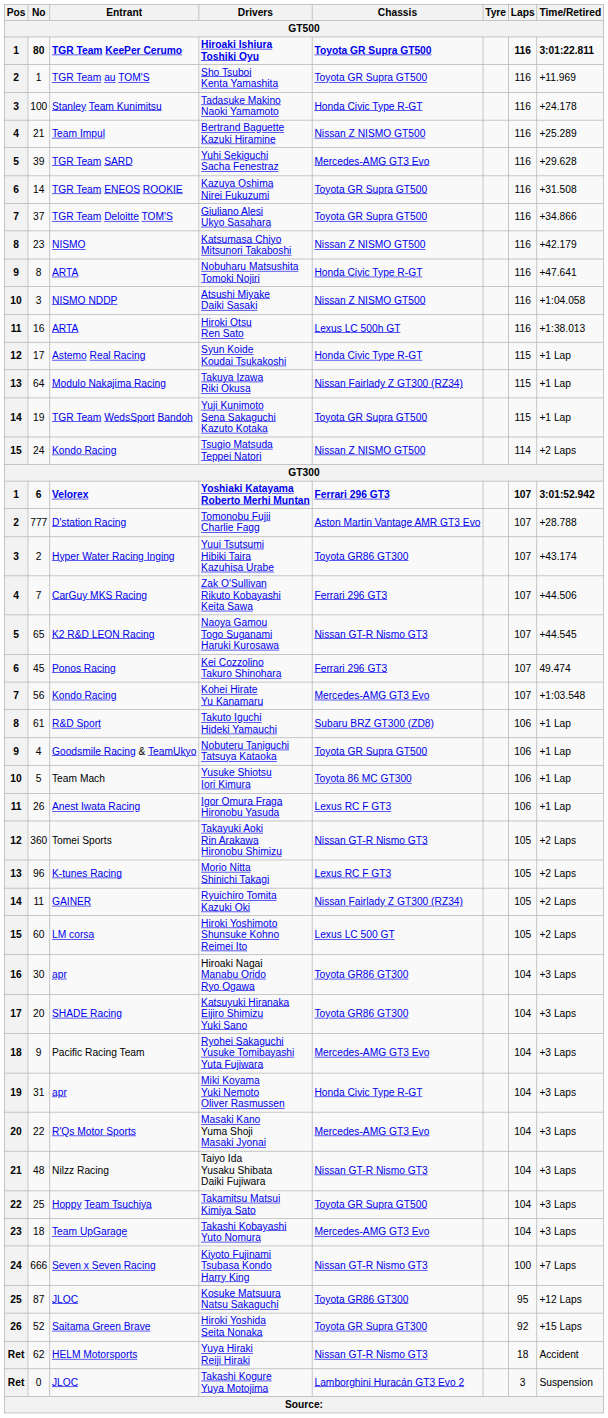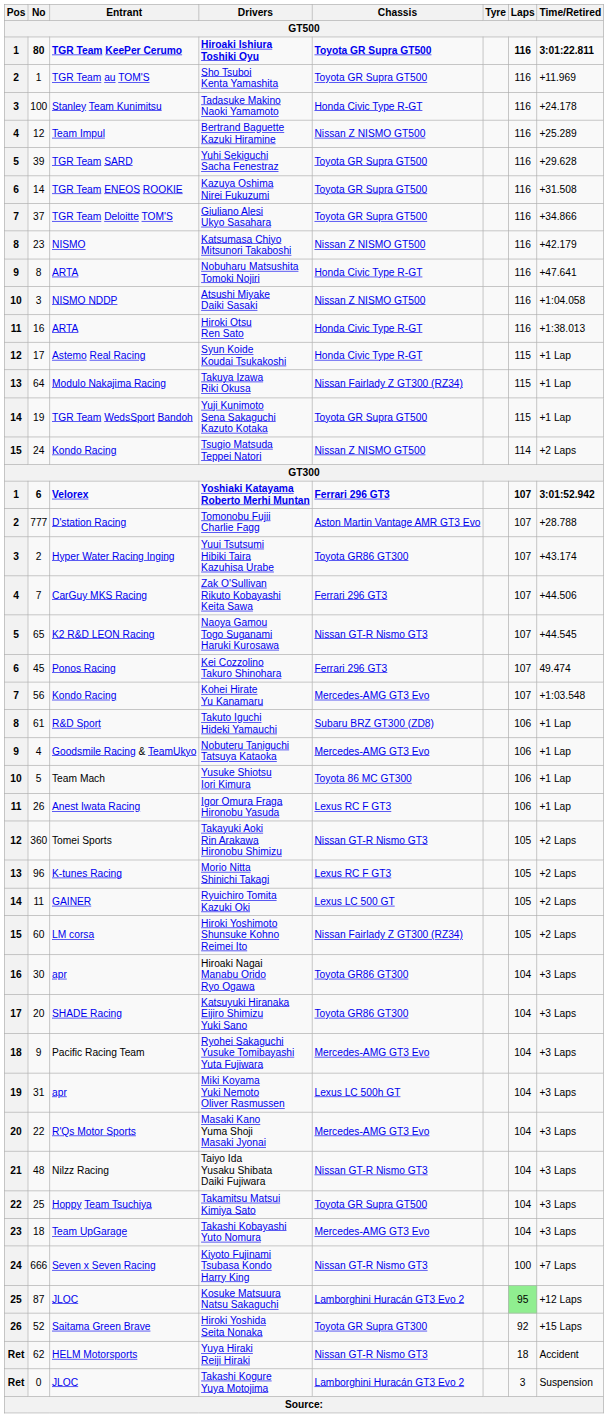(39, 134) 21 -> (39, 134) 12
(372, 161) Mercedes-AMG GT3 Evo -> (371, 161) Toyota GR Supra GT500
(357, 328) Lexus LC 500h GT -> (368, 328) Honda Civic Type R-GT
(371, 751) Toyota GR Supra GT500 -> (372, 751) Mercedes-AMG GT3 Evo
(389, 901) Nissan Fairlady Z GT300 (RZ34) -> (355, 901) Lexus LC 500 GT
(355, 935) Lexus LC 500 GT -> (389, 935) Nissan Fairlady Z GT300 (RZ34)
(368, 1092) Honda Civic Type R-GT -> (357, 1092) Lexus LC 500h GT
(361, 1299) Toyota GR86 GT300 -> (389, 1299) Lamborghini Huracán GT3 Evo 2
(523, 1299) no background -> (523, 1299) lightgreen background
